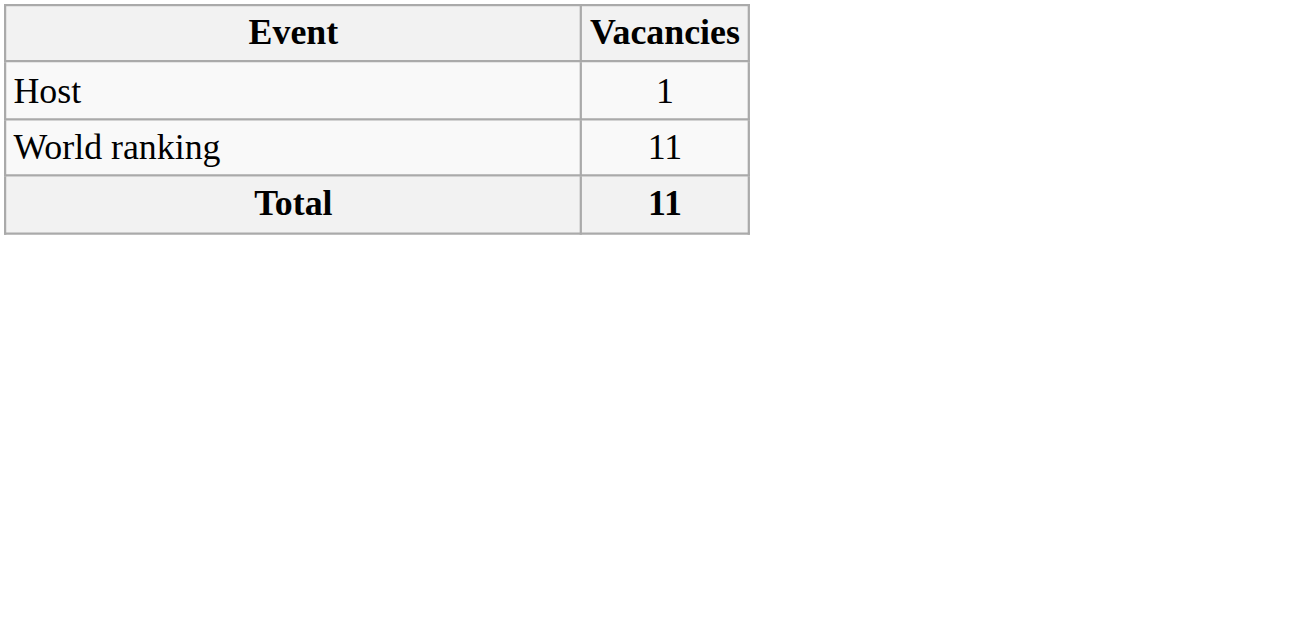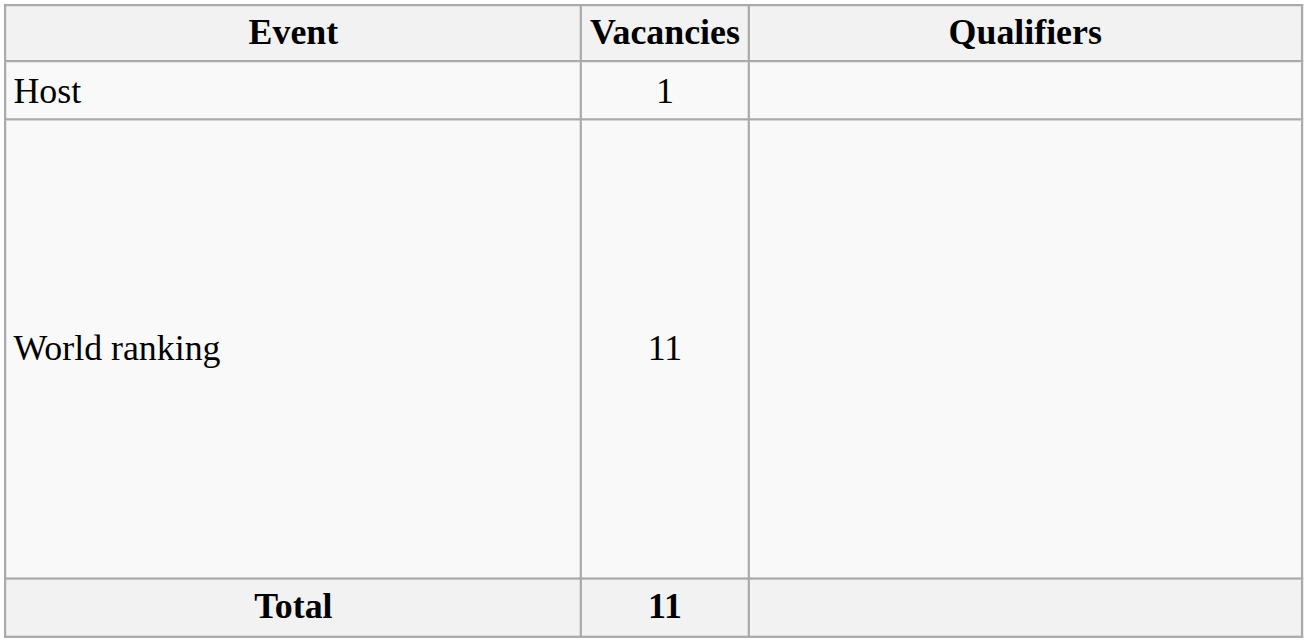+ column: (1025, 32)
